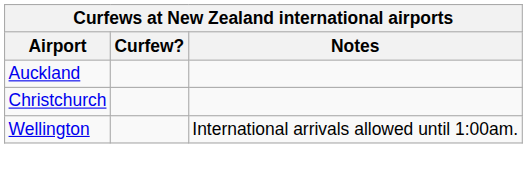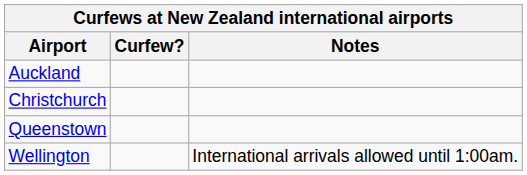+ row: (58, 128)
